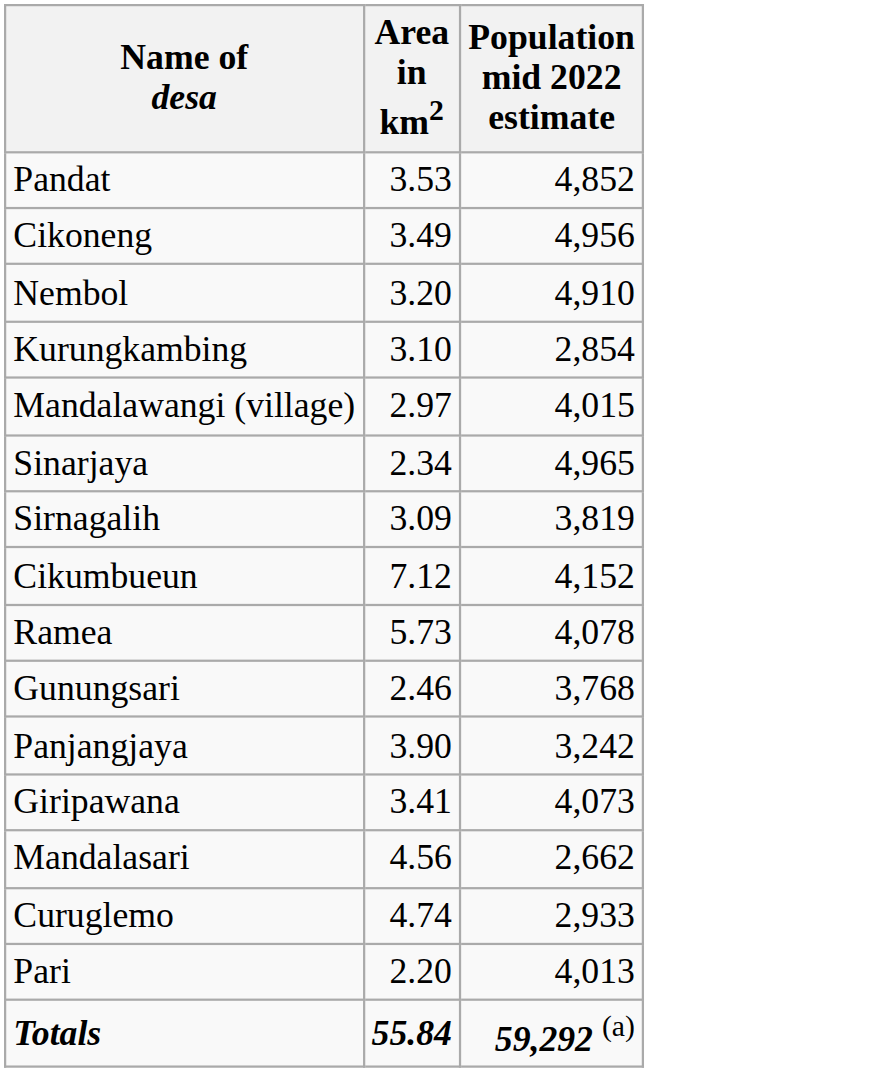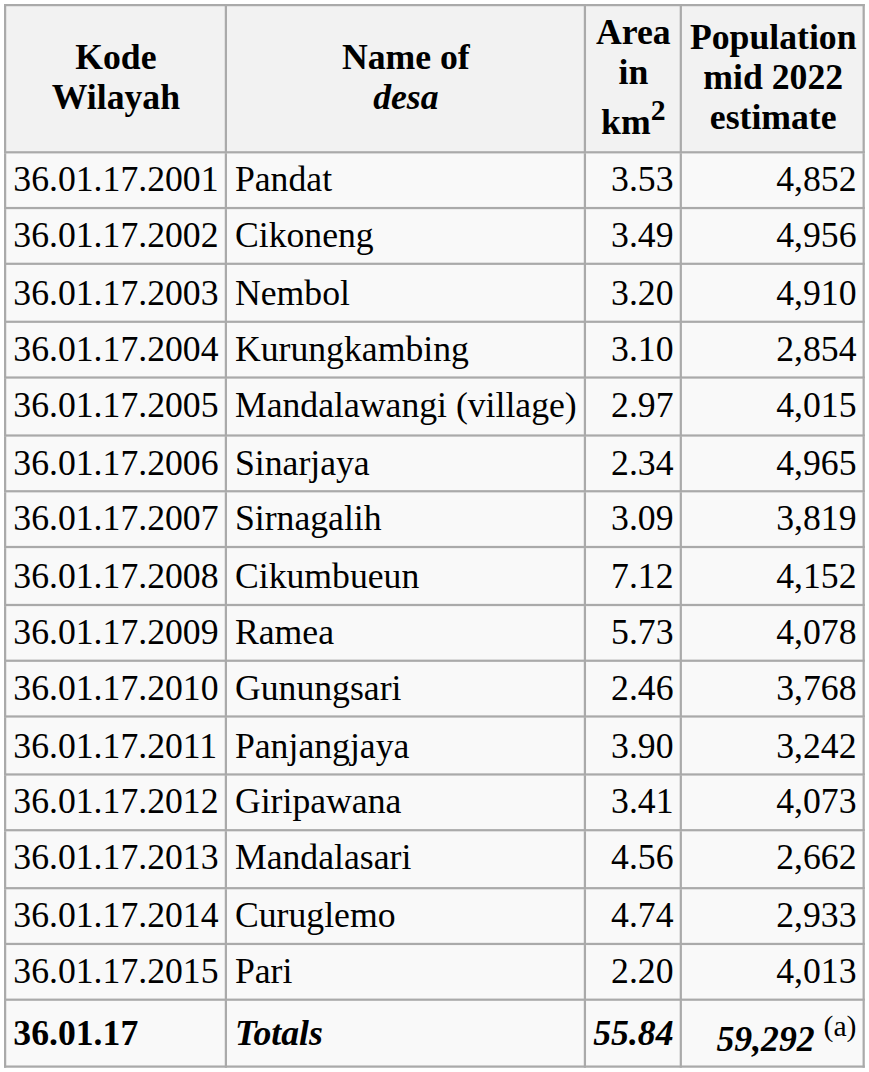+ column: (116, 77)
